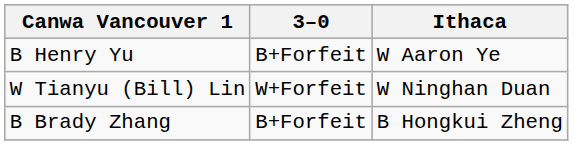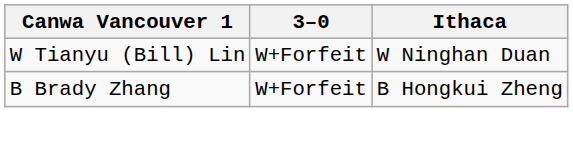- row: (72, 55)
(311, 123) B+Forfeit -> (311, 89) W+Forfeit
